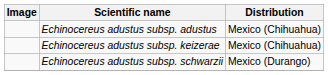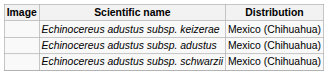rows swapped: (129, 29) <-> (131, 45)
(269, 62) Mexico (Durango) -> (274, 62) Mexico (Chihuahua)
